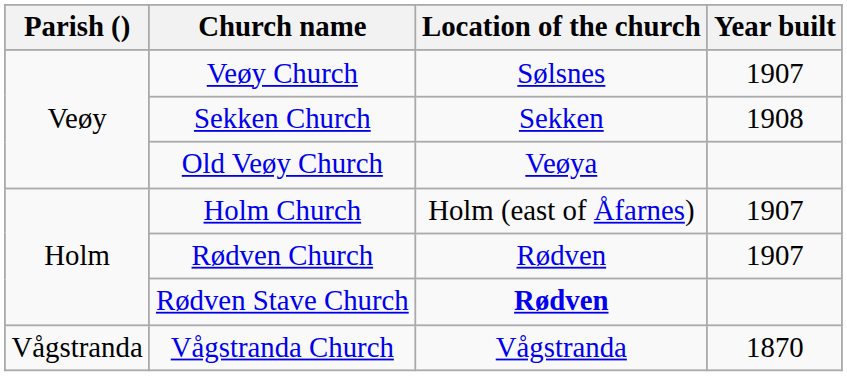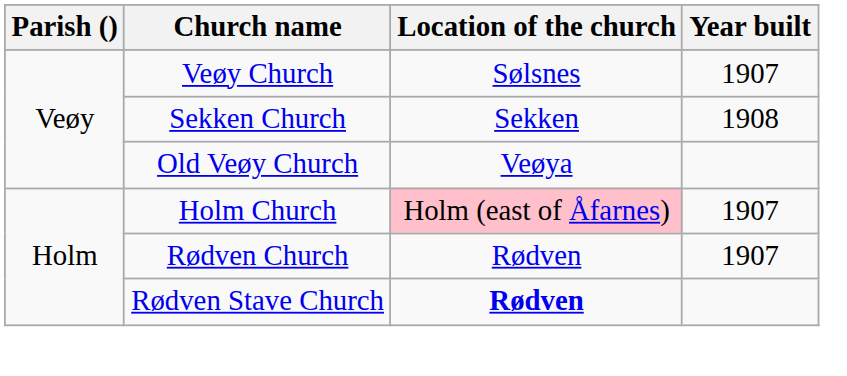(561, 210) no background -> (537, 210) pink background
- row: (282, 347)
